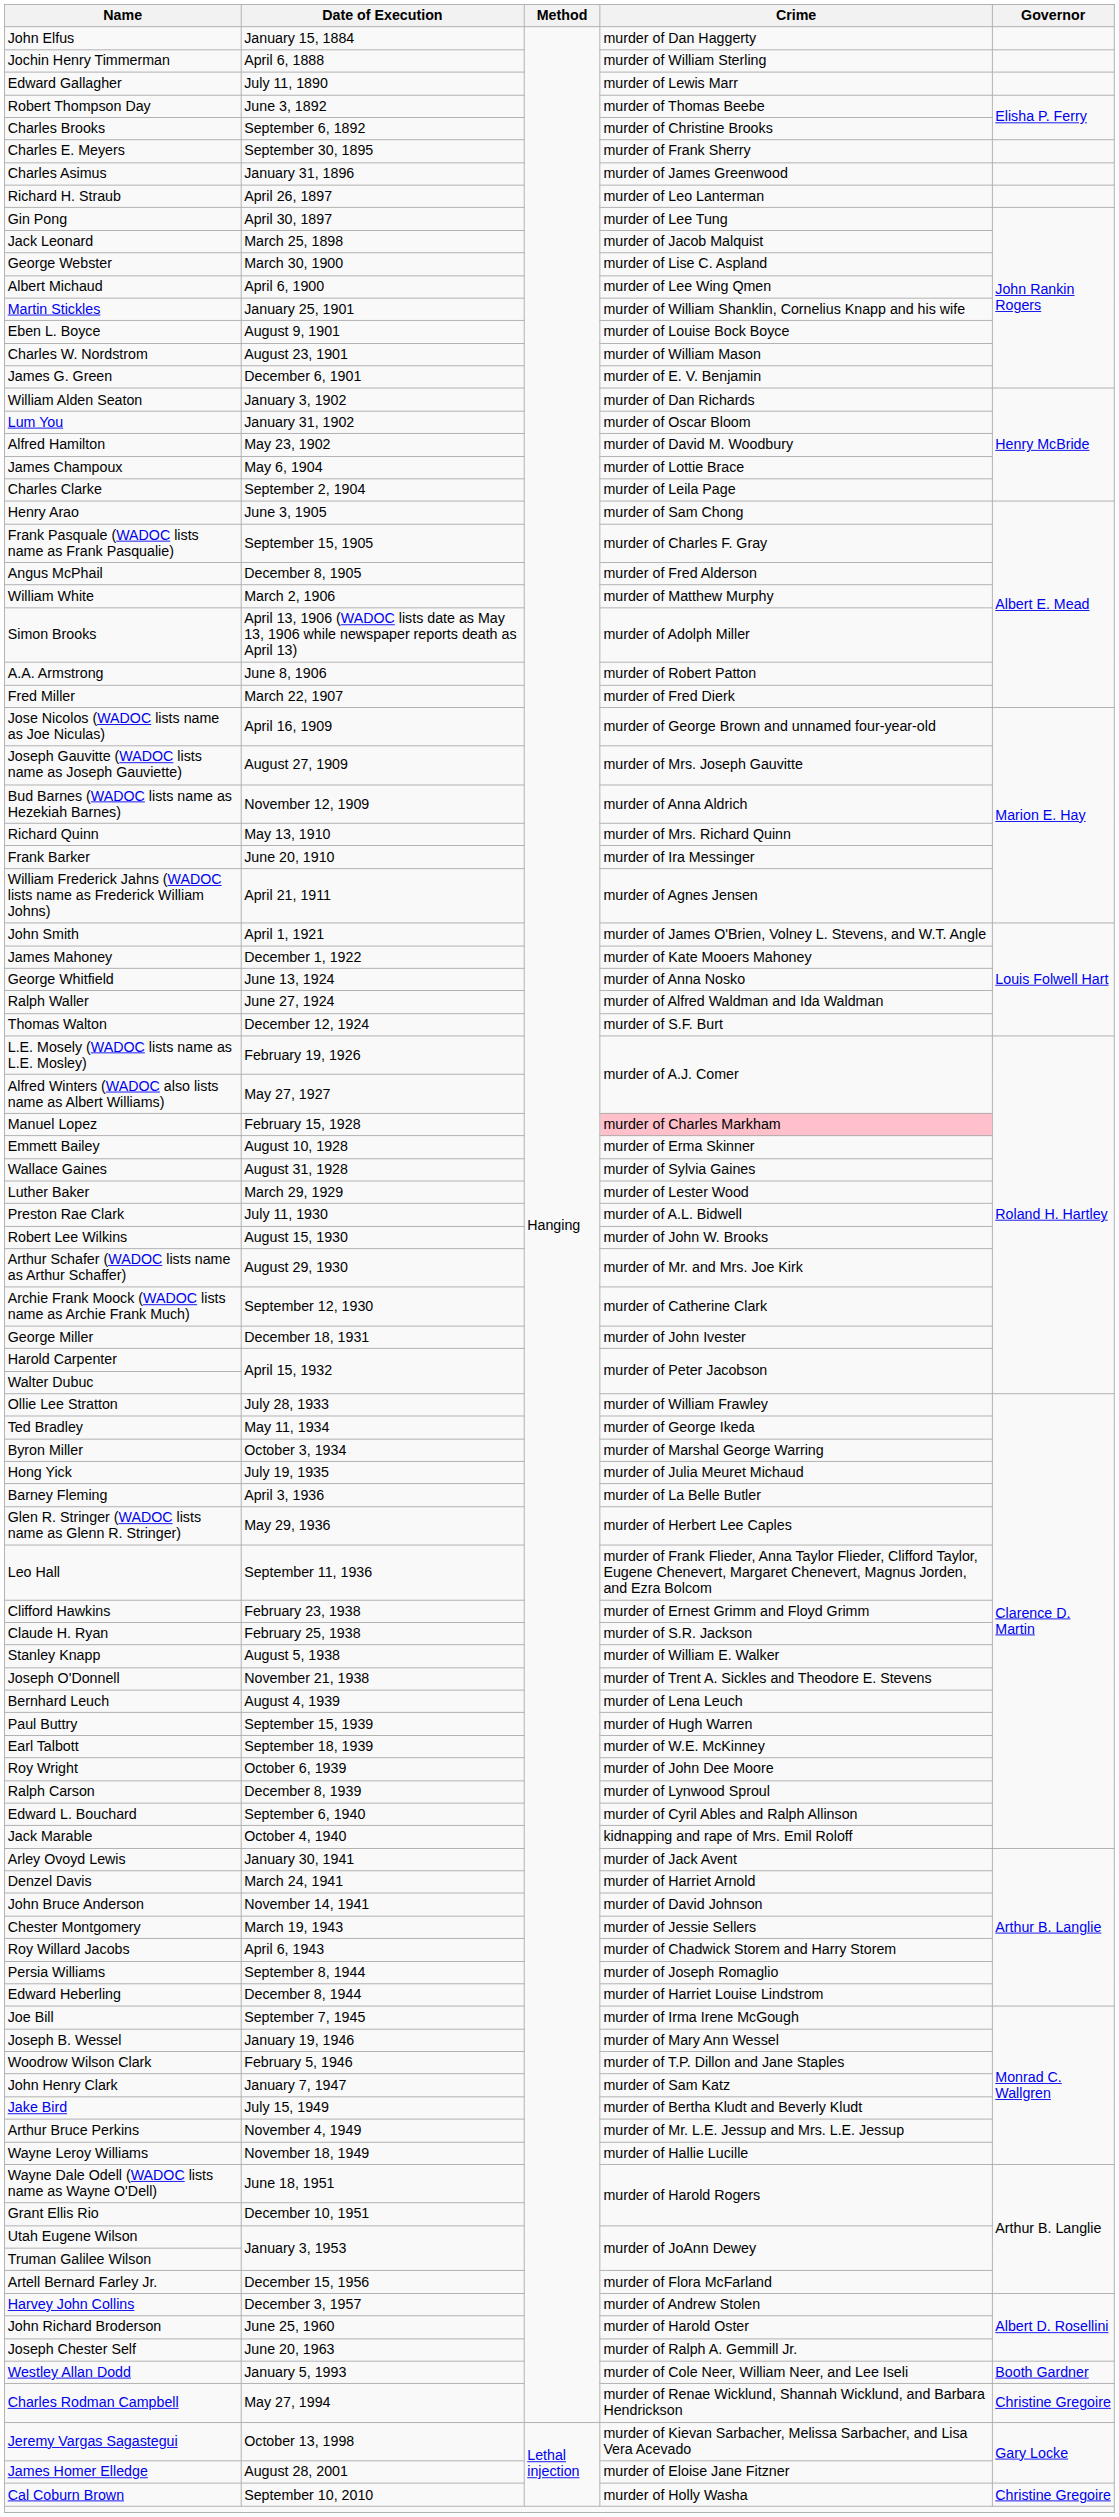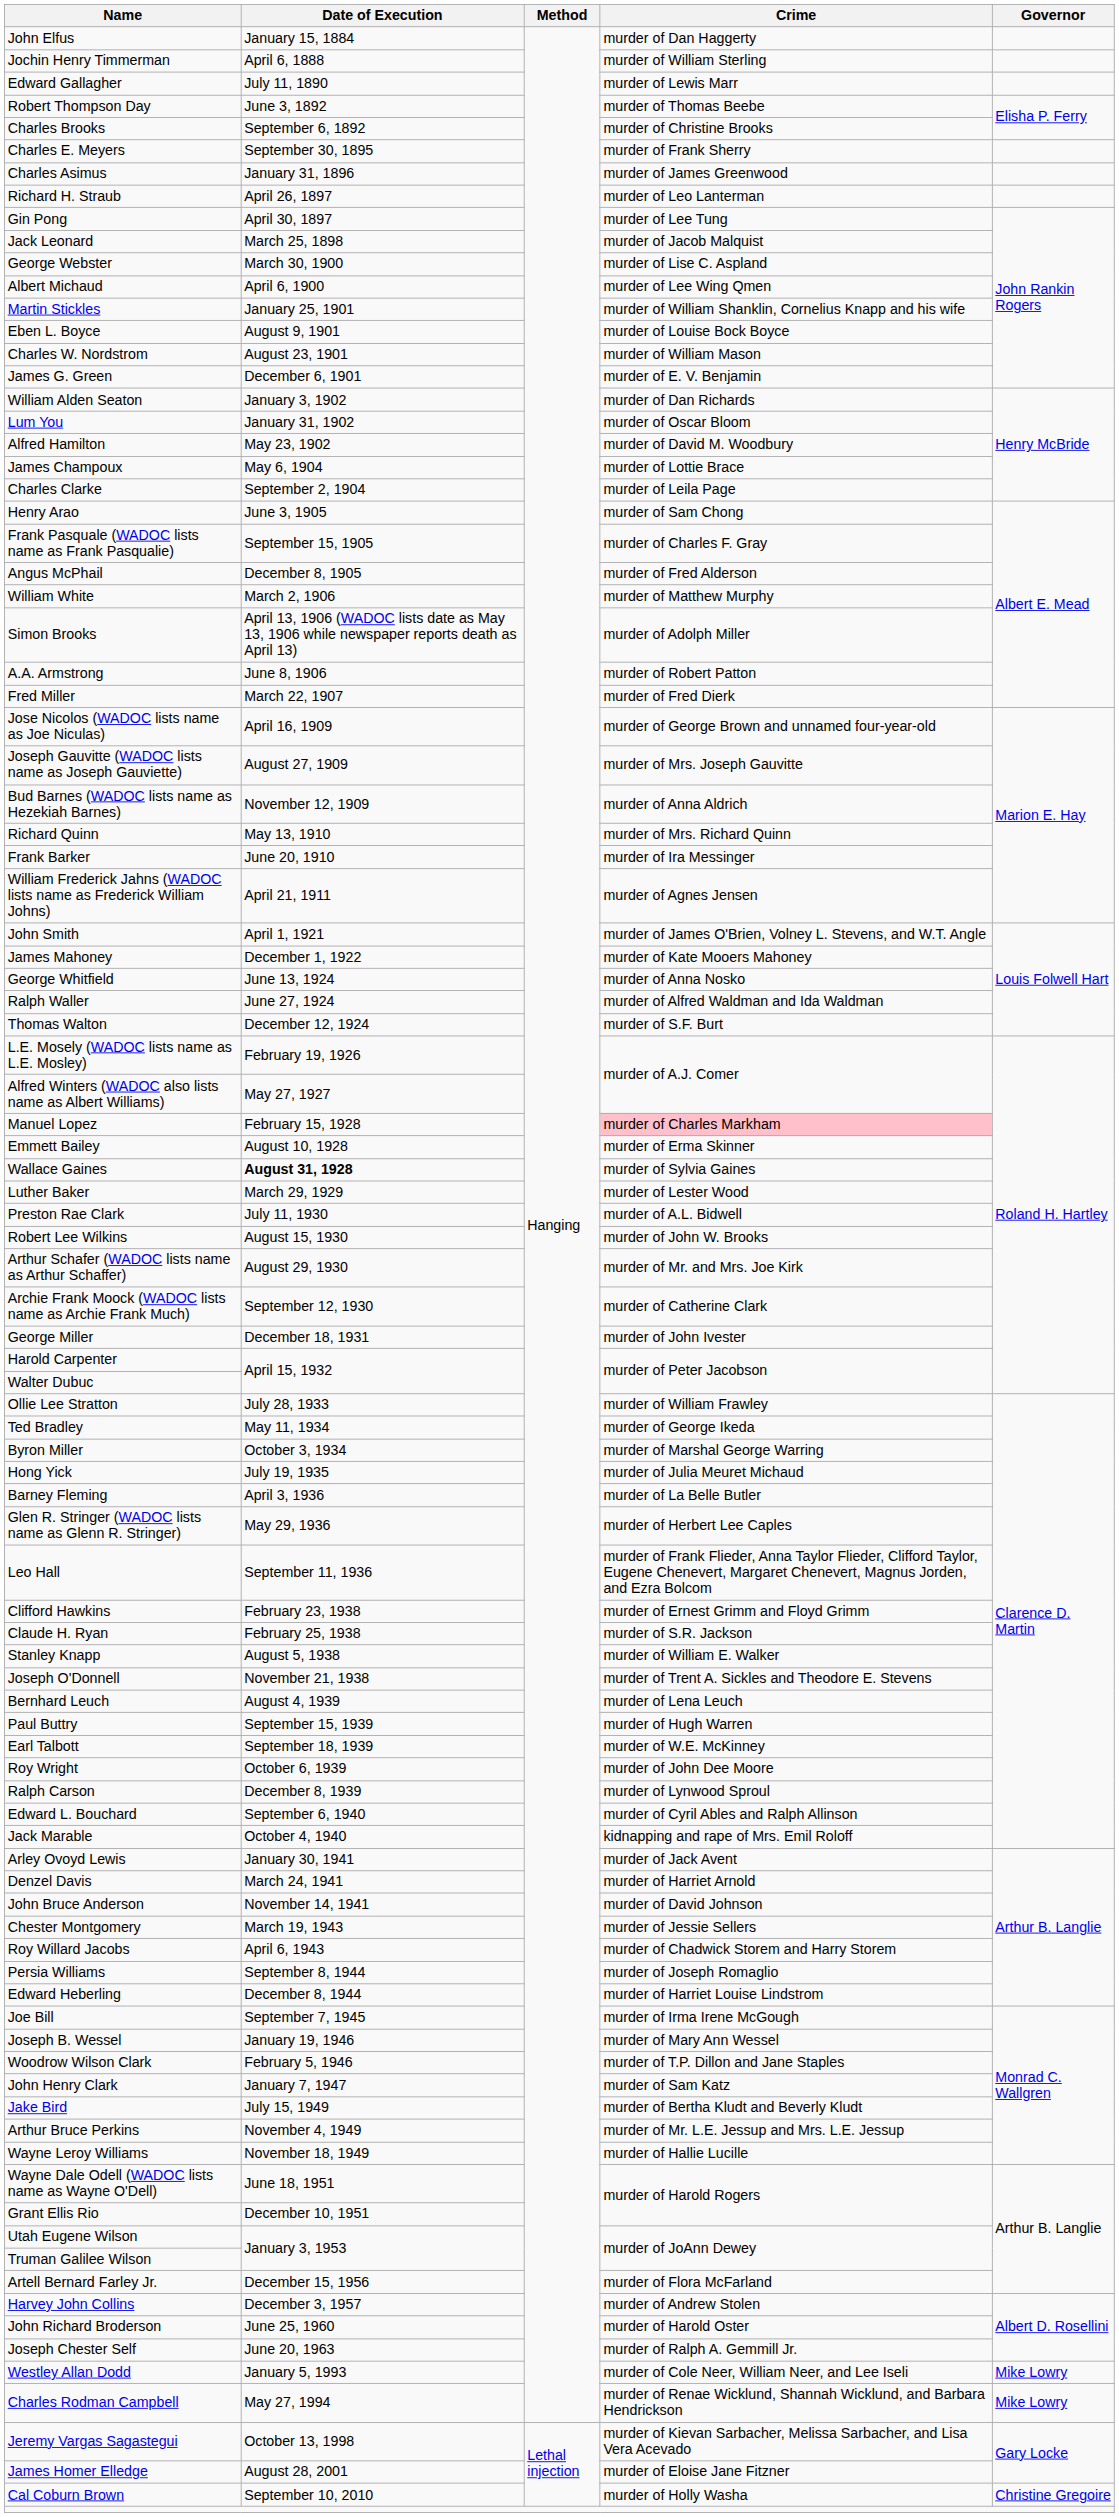(296, 1169) normal -> (298, 1169) bold
(1042, 2372) Booth Gardner -> (1031, 2372) Mike Lowry
(1053, 2402) Christine Gregoire -> (1031, 2402) Mike Lowry
